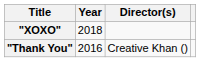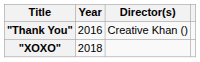rows swapped: (40, 48) <-> (40, 30)
